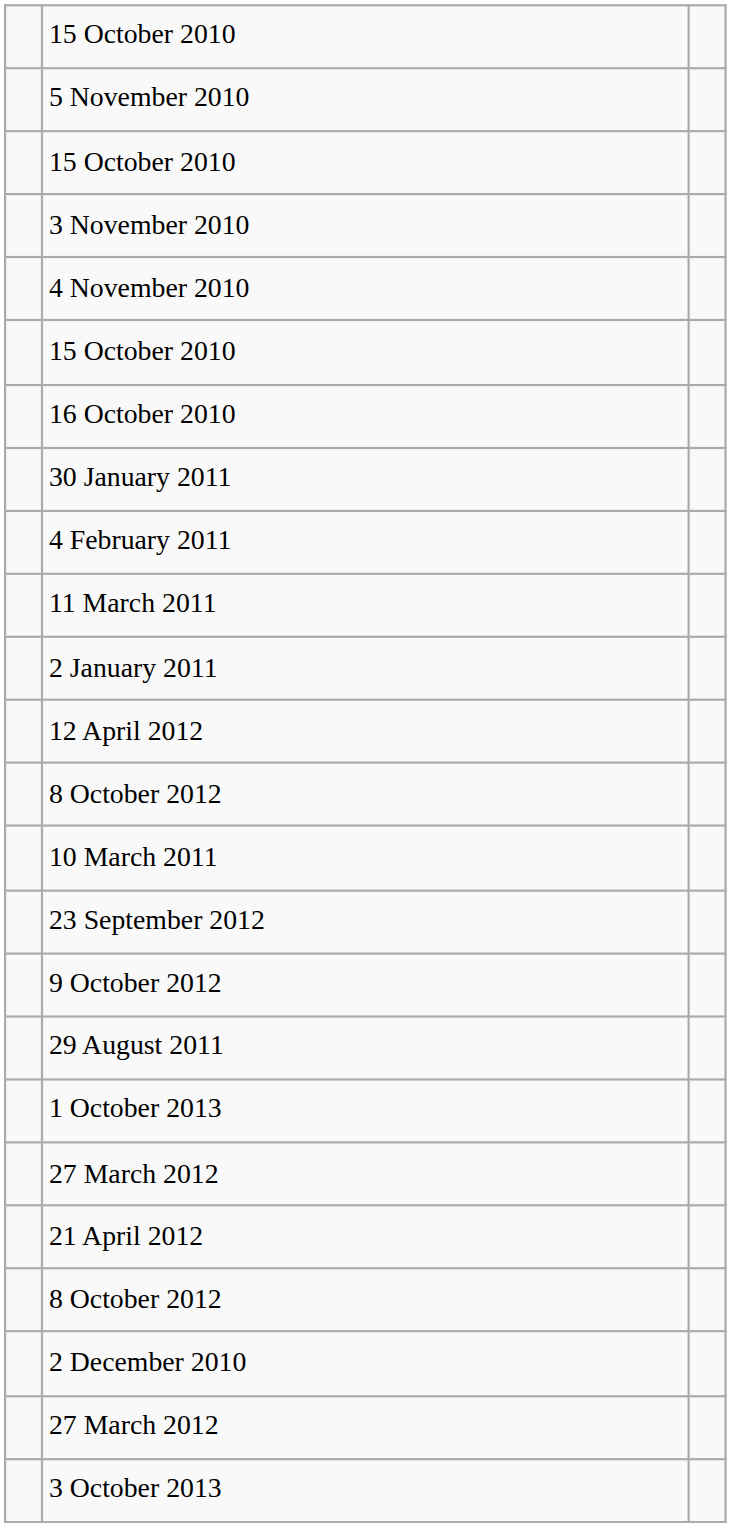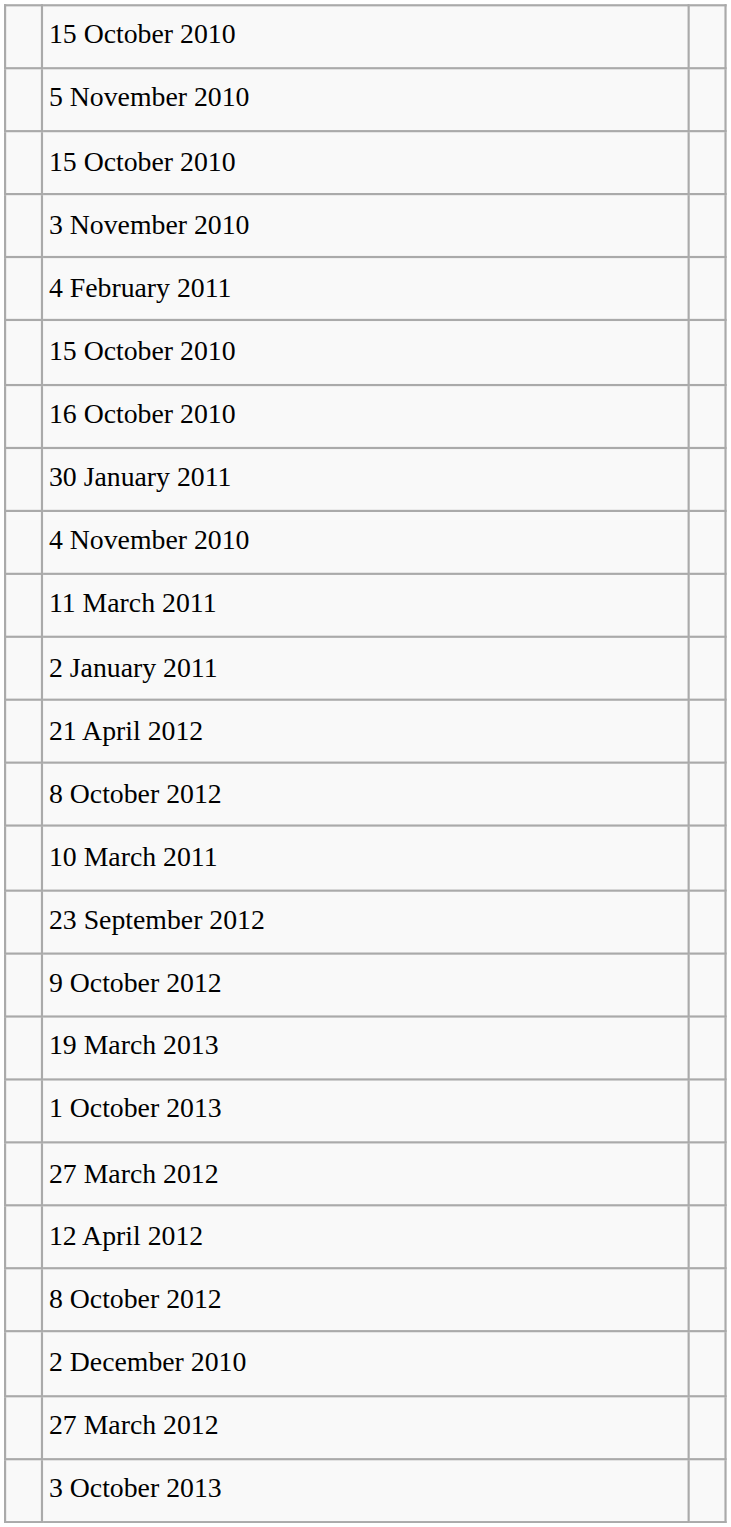rows swapped: (24, 289) <-> (24, 542)
rows swapped: (24, 1237) <-> (24, 732)
- row: (24, 1048)
+ row: (24, 1048)
